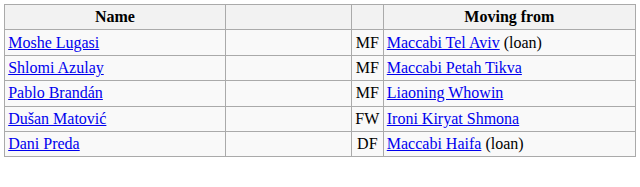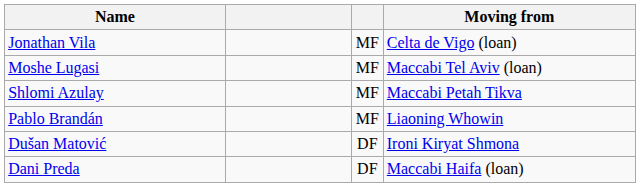+ row: (52, 42)
(367, 118) FW -> (367, 144) DF
